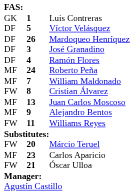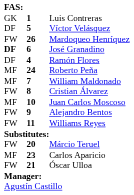(10, 39) DF -> (11, 39) FW
(10, 49) normal -> (10, 49) bold
(29, 49) 3 -> (29, 49) 6
(31, 102) 13 -> (31, 102) 10
(10, 112) MF -> (11, 112) FW
